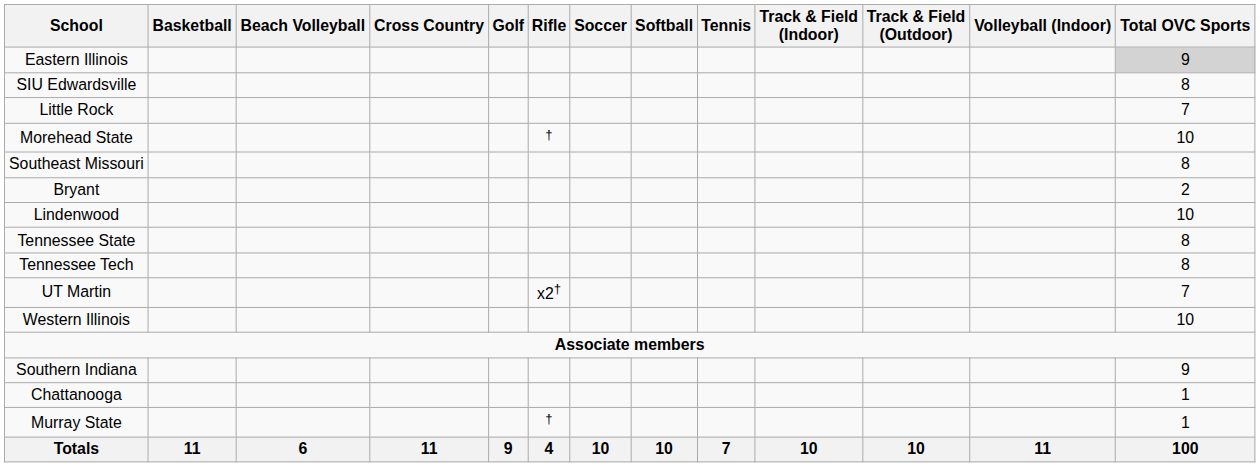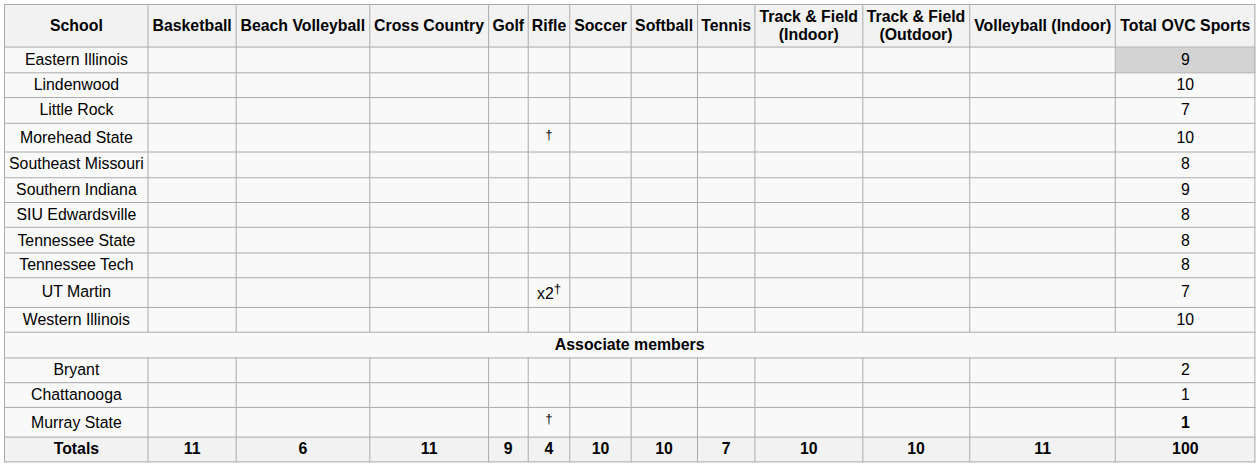rows swapped: (76, 215) <-> (76, 85)
rows swapped: (76, 370) <-> (76, 189)
(1185, 422) normal -> (1185, 422) bold
